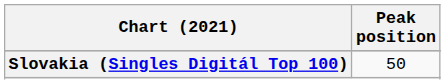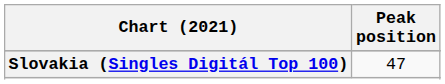(396, 65) 50 -> (396, 65) 47
